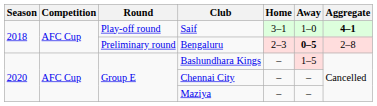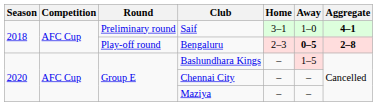(131, 28) Play-off round -> (138, 28) Preliminary round
(138, 45) Preliminary round -> (131, 45) Play-off round
(348, 45) normal -> (348, 45) bold
